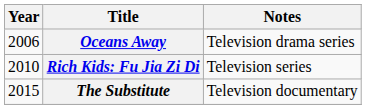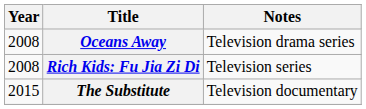(24, 41) 2006 -> (24, 41) 2008
(24, 66) 2010 -> (24, 66) 2008
